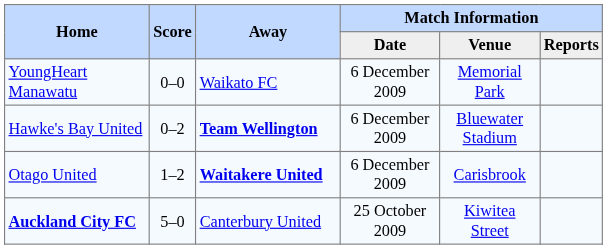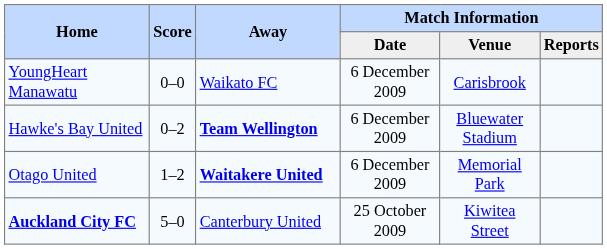(490, 81) Memorial Park -> (490, 81) Carisbrook
(490, 174) Carisbrook -> (490, 174) Memorial Park
